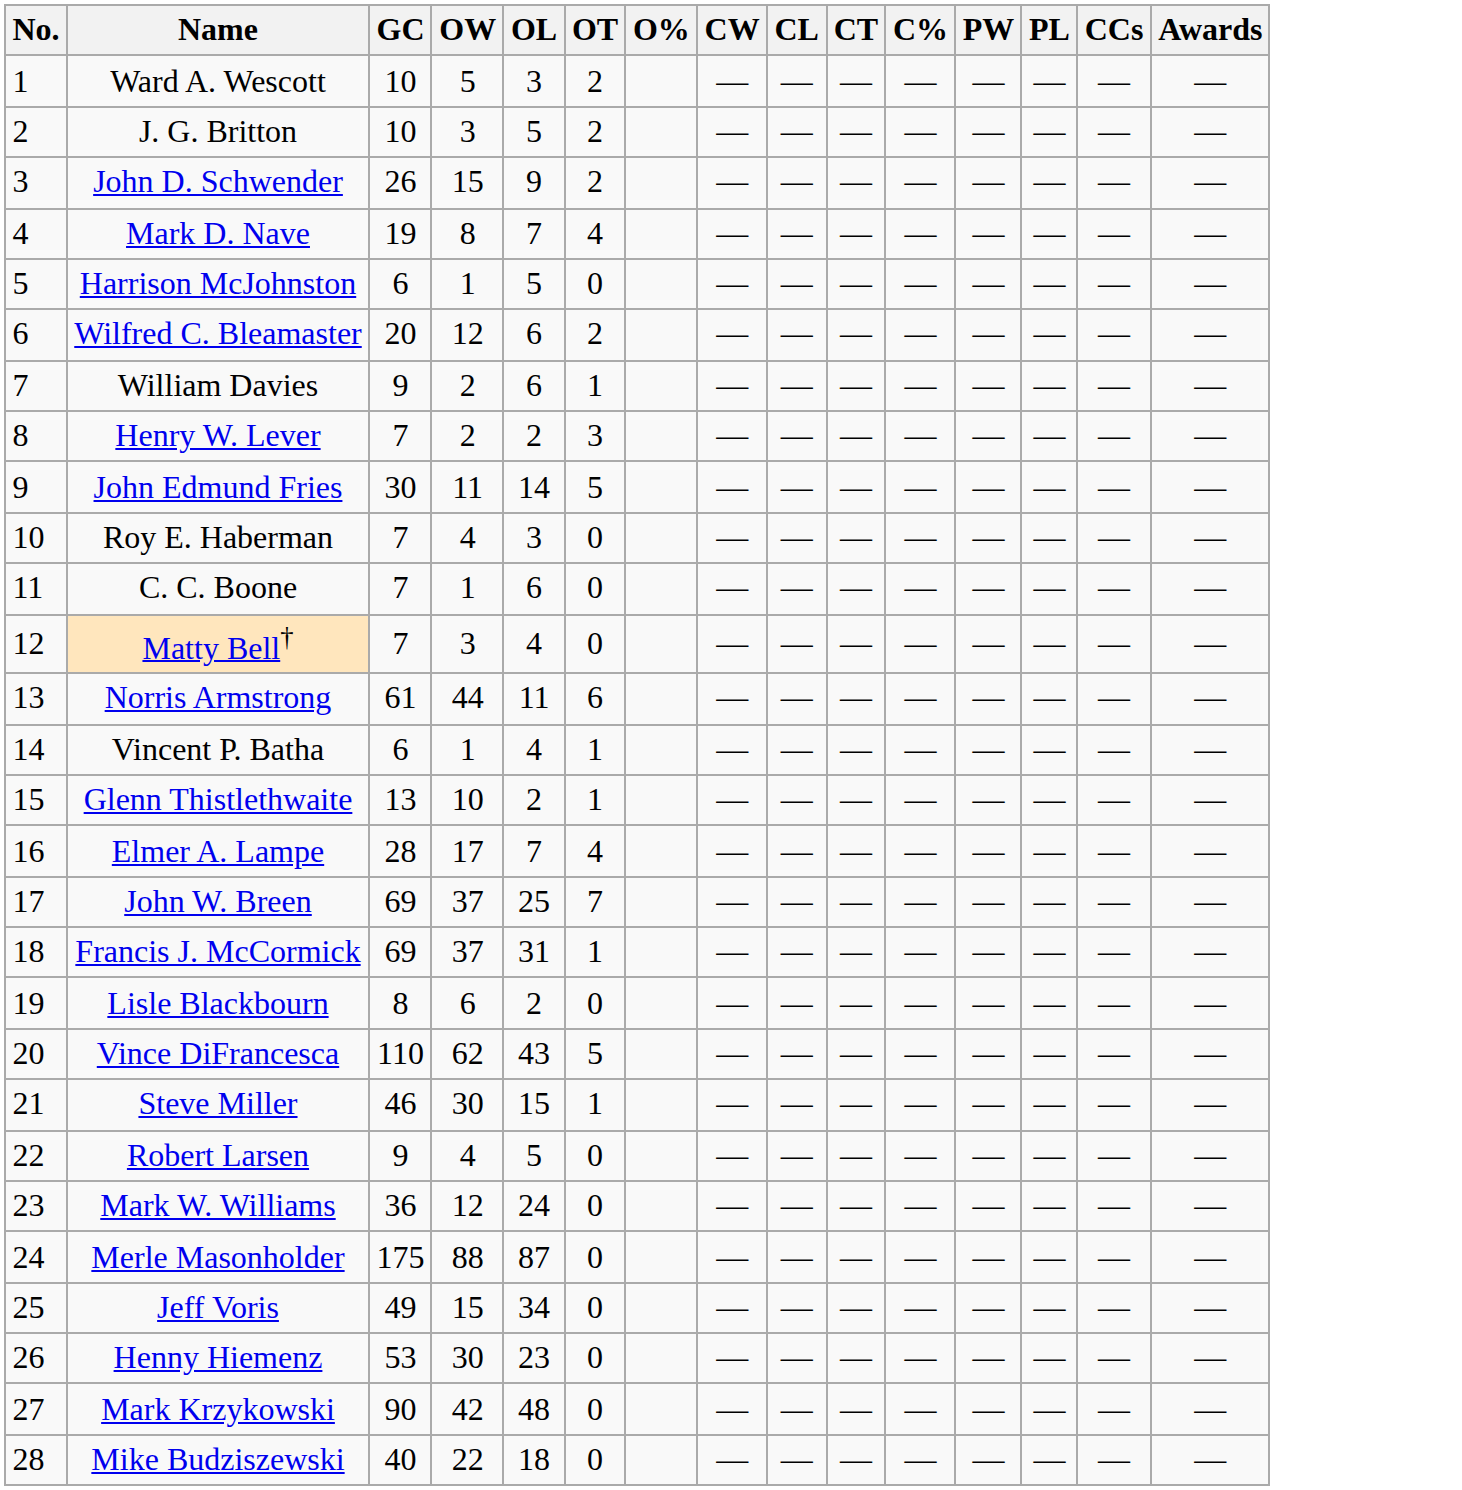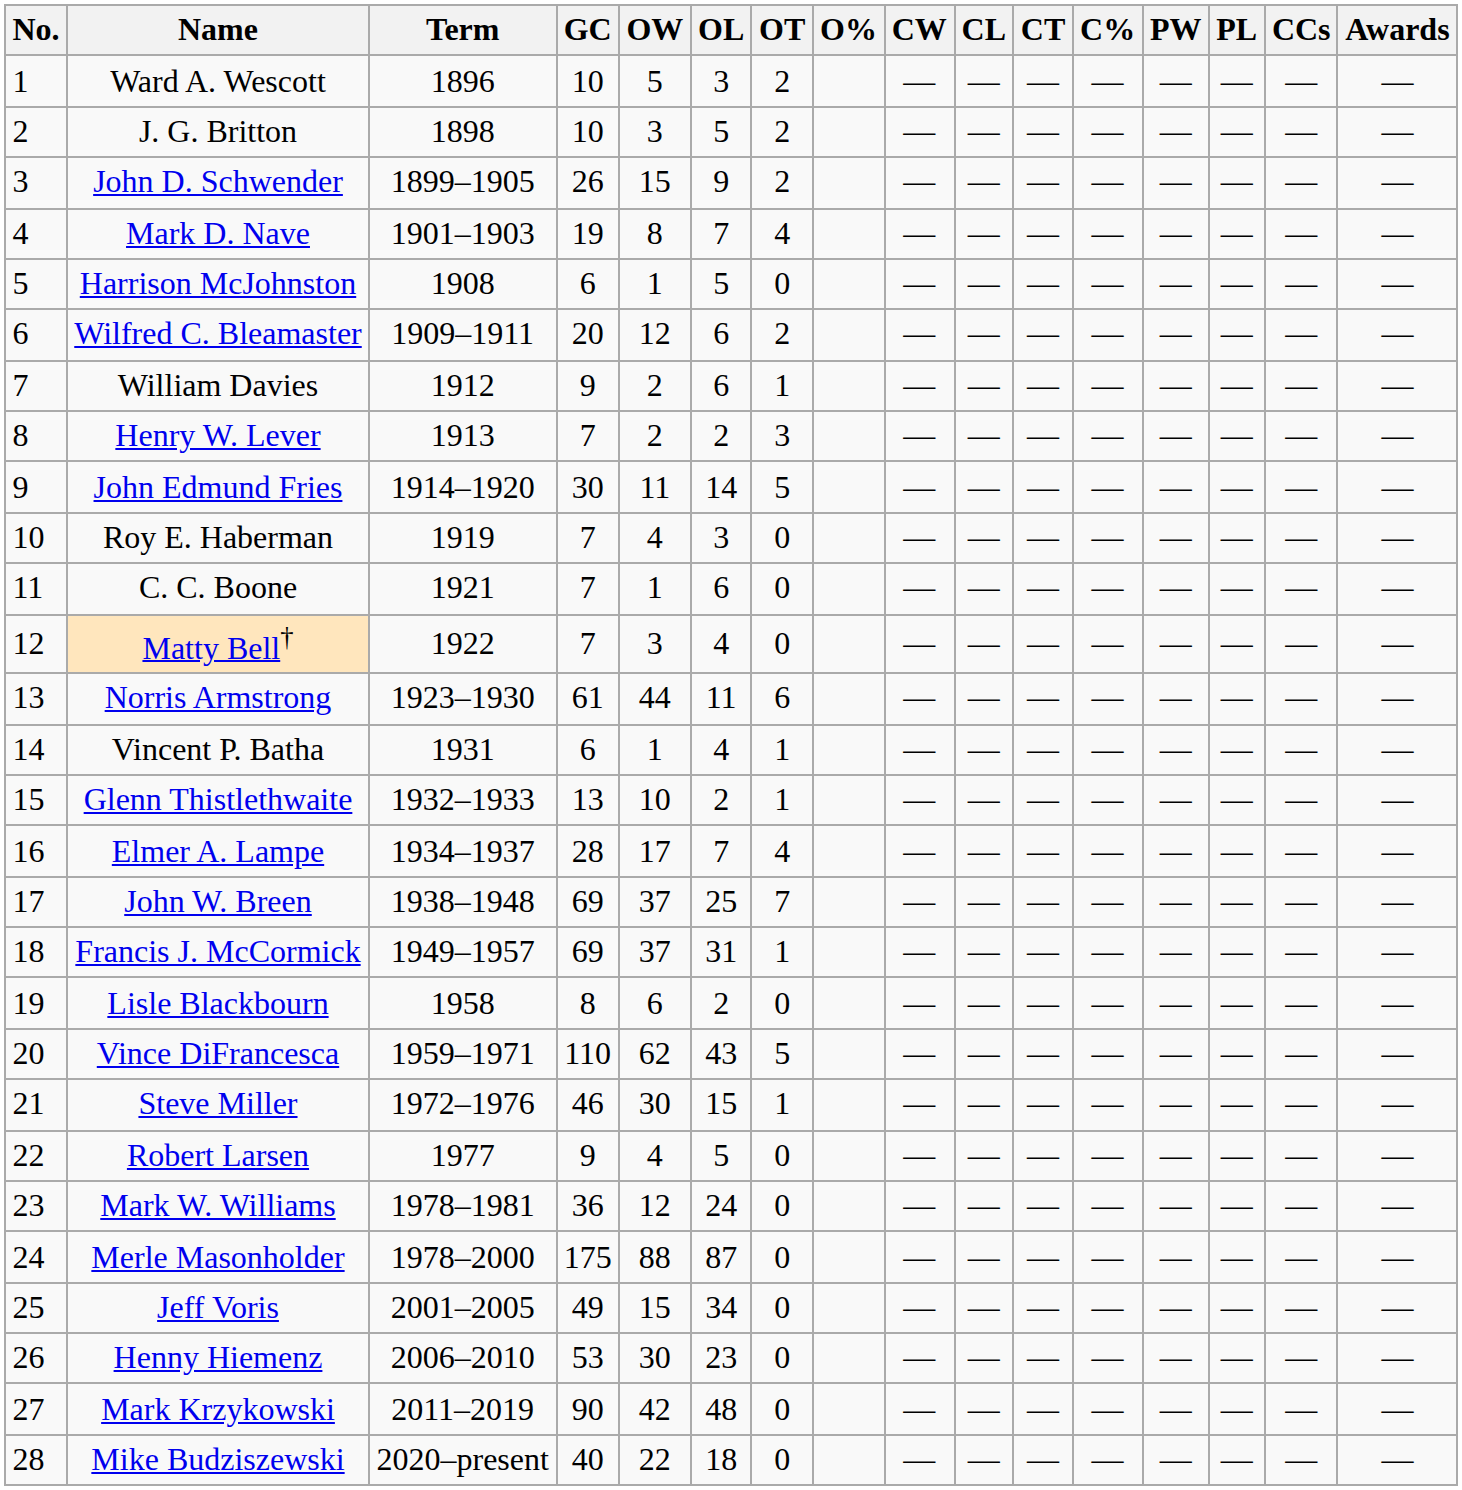+ column: (463, 29)
